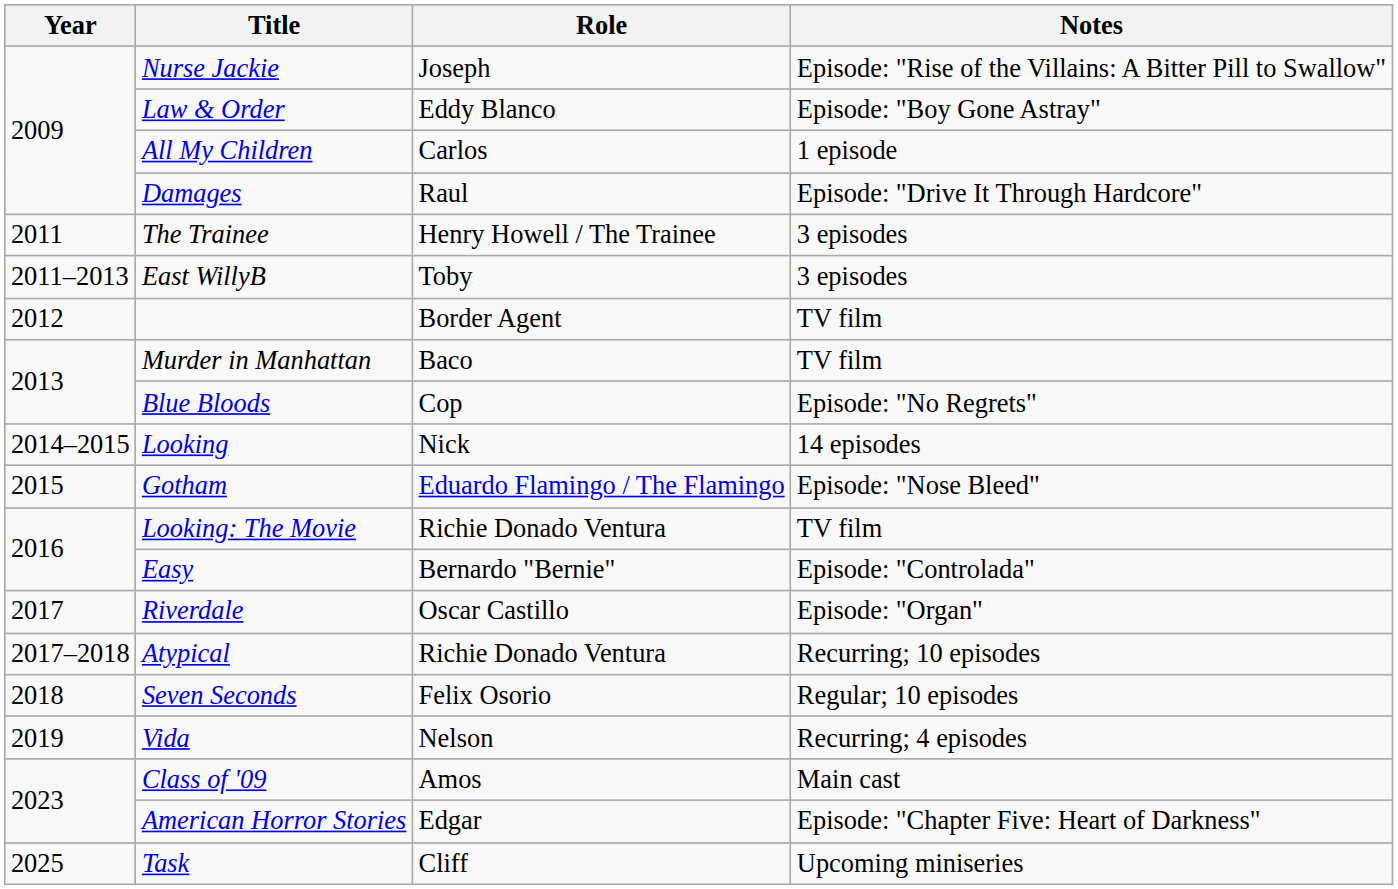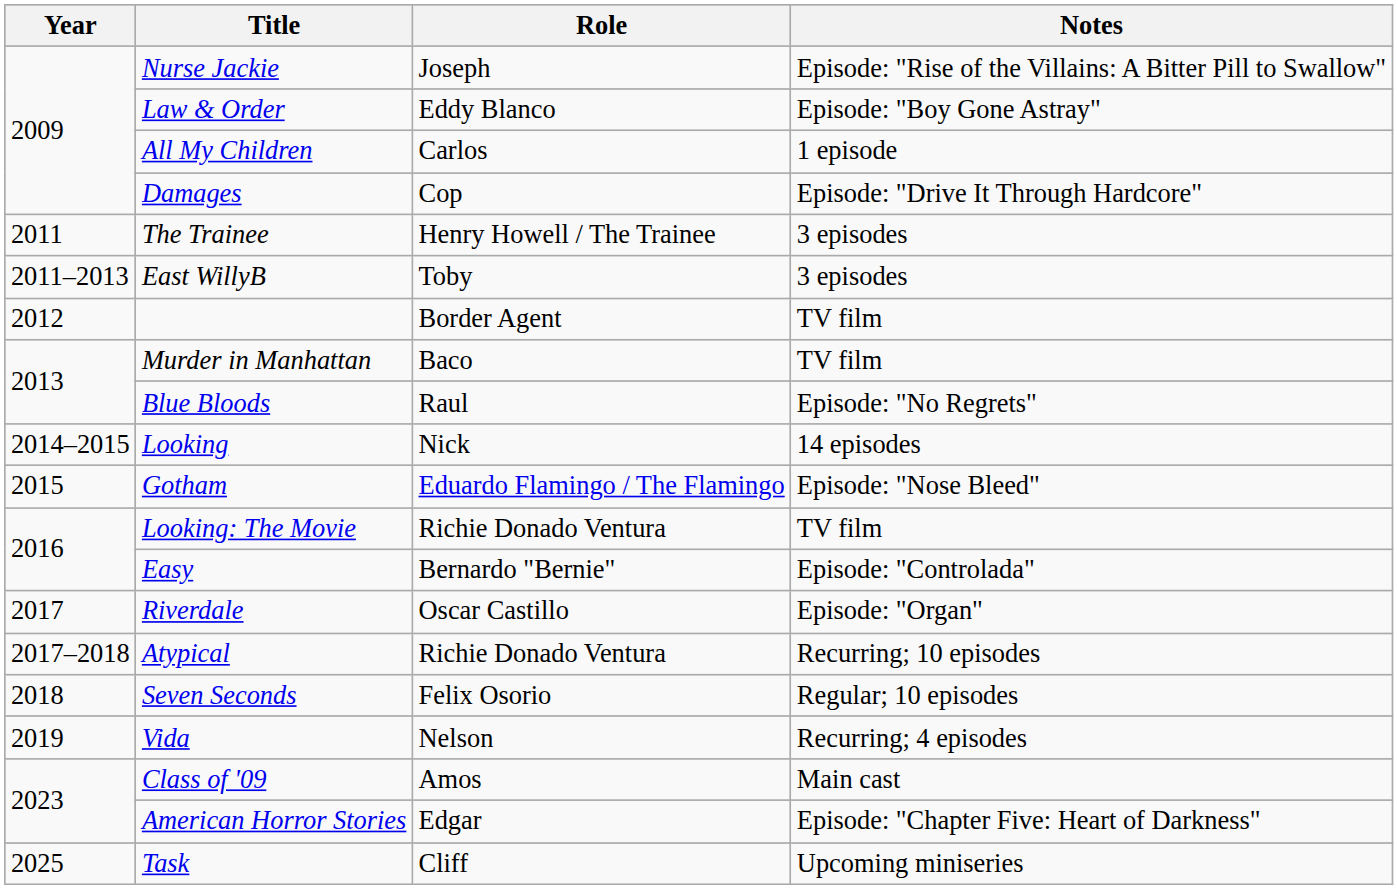(443, 192) Raul -> (441, 192) Cop
(441, 402) Cop -> (443, 402) Raul
